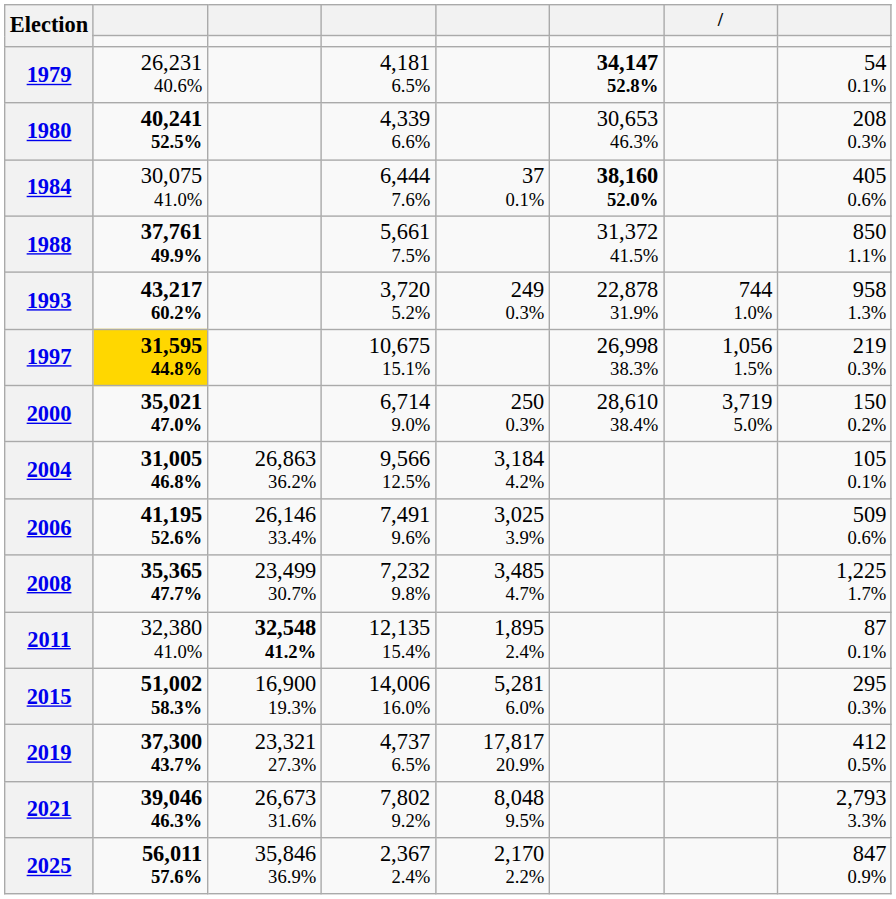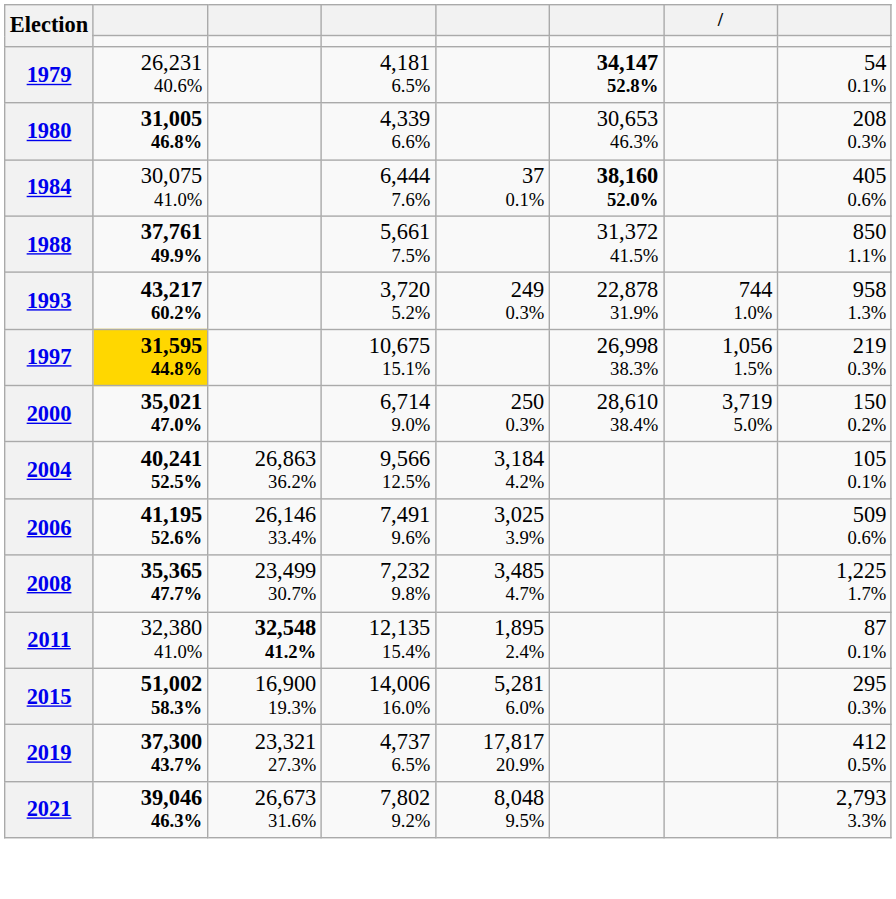(171, 130) 40,241 52.5% -> (171, 130) 31,005 46.8%
(171, 469) 31,005 46.8% -> (171, 469) 40,241 52.5%
- row: (49, 865)
